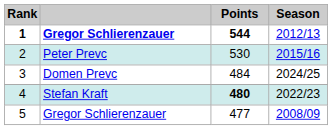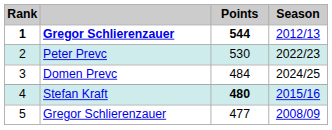(298, 54) 2015/16 -> (298, 54) 2022/23
(298, 94) 2022/23 -> (298, 94) 2015/16
